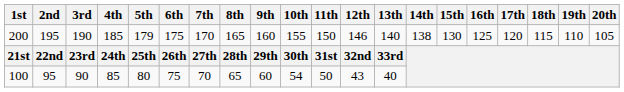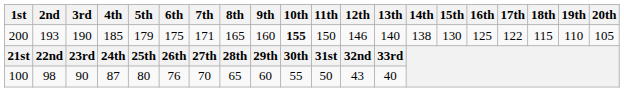(49, 35) 195 -> (49, 35) 193
(205, 35) 170 -> (205, 35) 171
(296, 35) normal -> (296, 35) bold
(513, 35) 120 -> (513, 35) 122
(49, 76) 95 -> (49, 76) 98
(113, 76) 85 -> (113, 76) 87
(174, 76) 75 -> (174, 76) 76
(296, 76) 54 -> (296, 76) 55
